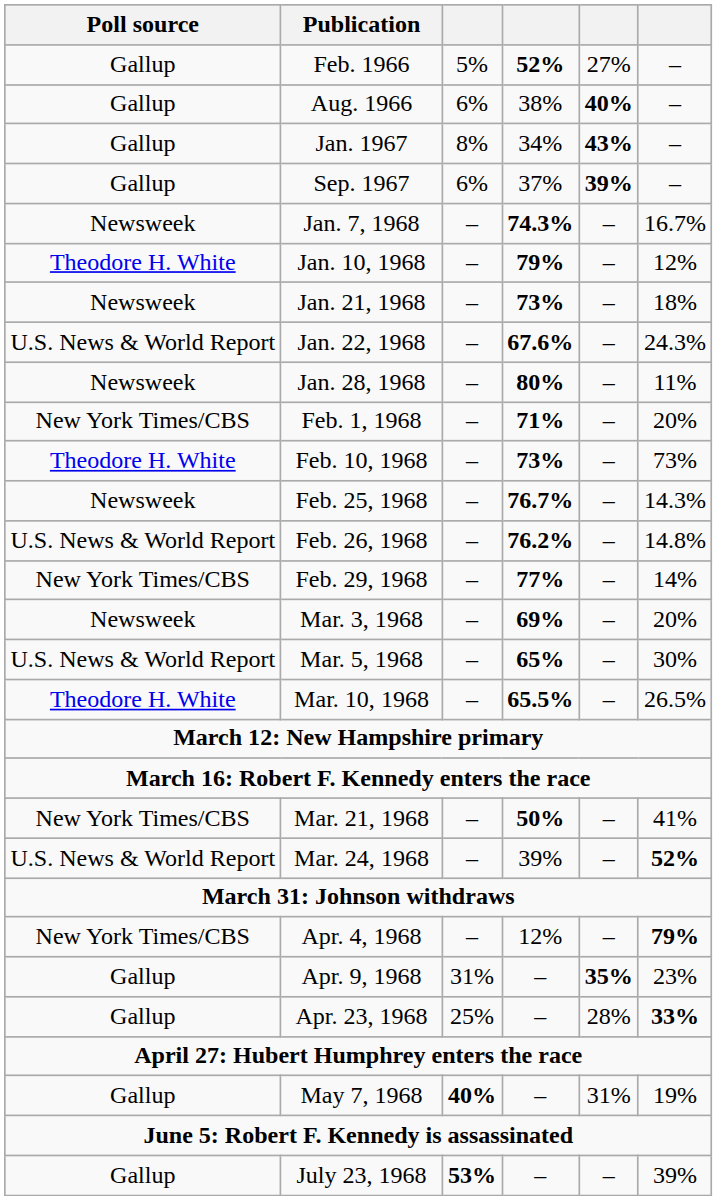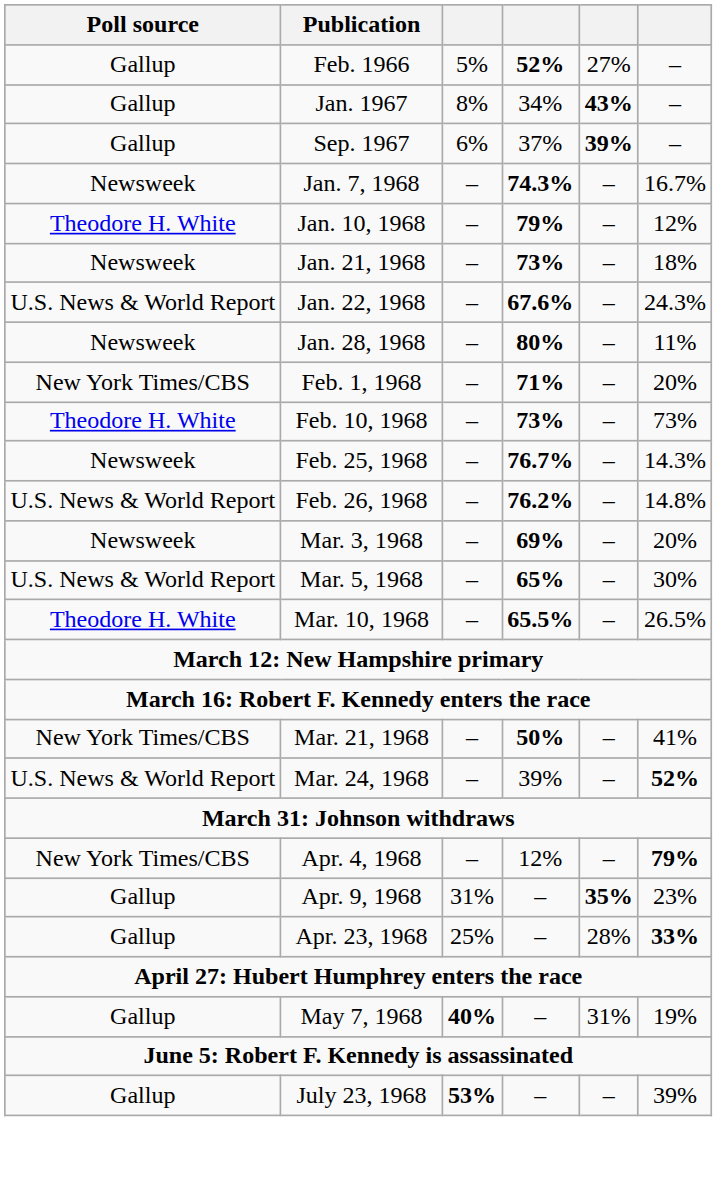- row: (362, 104)
- row: (362, 579)
